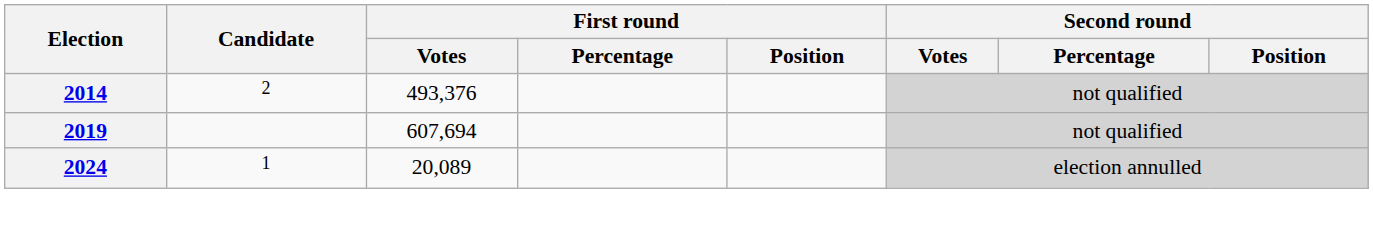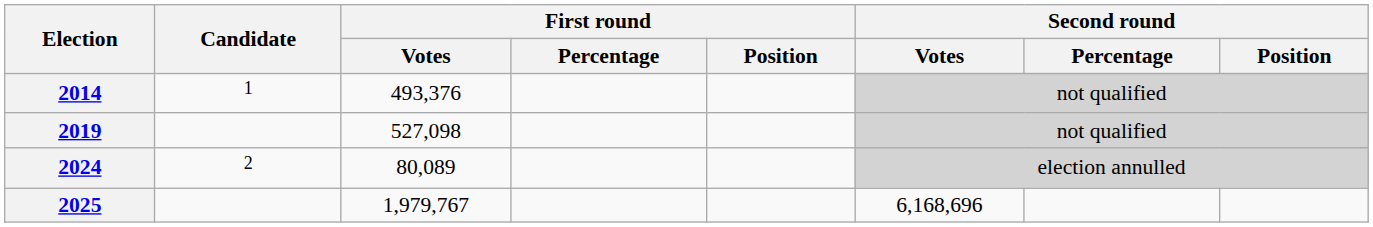(266, 88) 2 -> (248, 88) 1
(442, 130) 607,694 -> (426, 130) 527,098
(266, 163) 1 -> (248, 163) 2
(442, 167) 20,089 -> (426, 167) 80,089
+ row: (80, 204)
